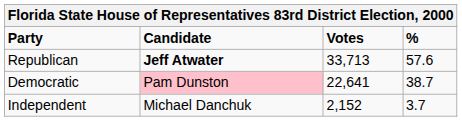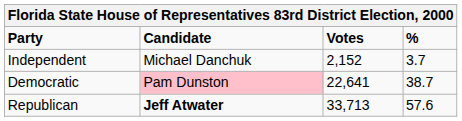rows swapped: (43, 60) <-> (47, 104)
